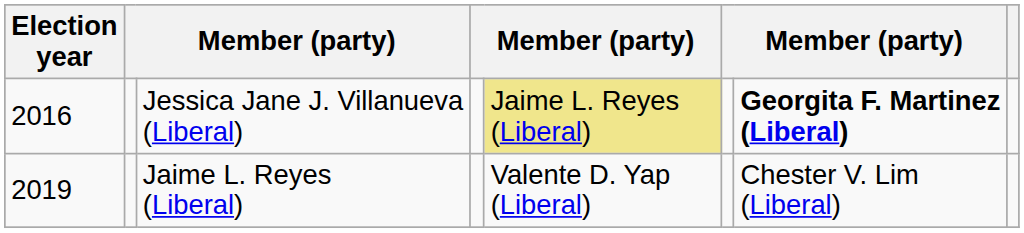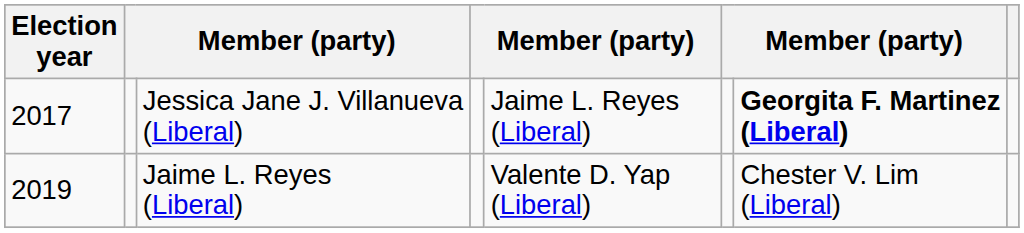(42, 115) 2016 -> (42, 115) 2017
(585, 115) khaki background -> (585, 115) no background
